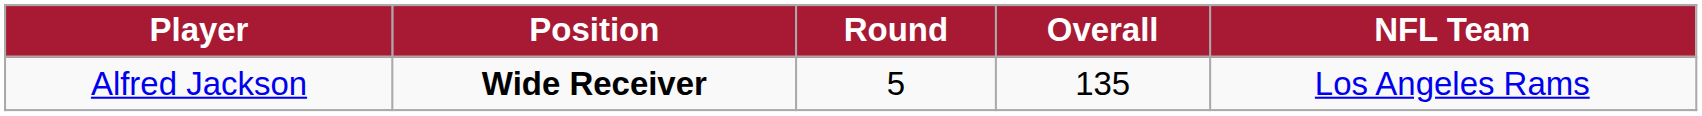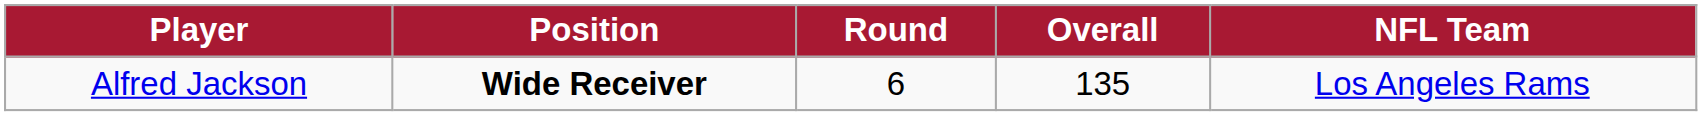(896, 82) 5 -> (896, 82) 6
